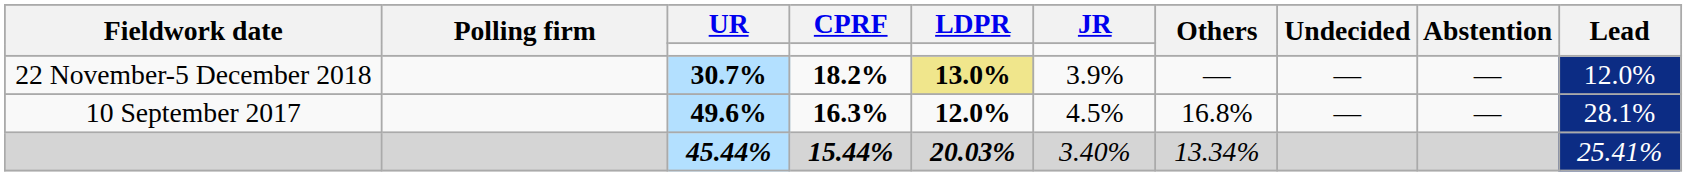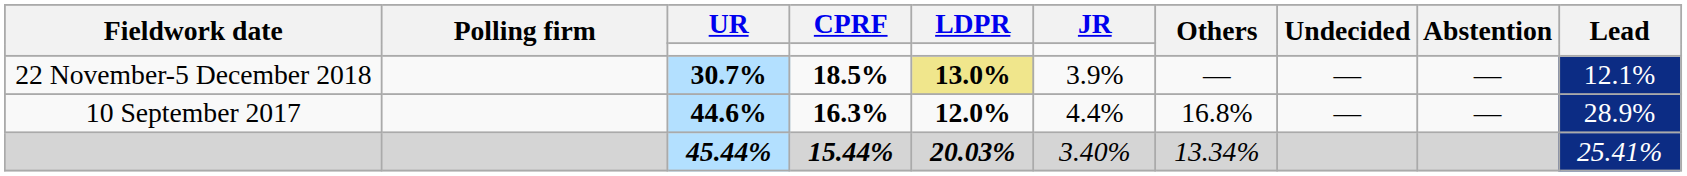(851, 75) 18.2% -> (851, 75) 18.5%
(1620, 75) 12.0% -> (1620, 75) 12.1%
(729, 113) 49.6% -> (729, 113) 44.6%
(1095, 113) 4.5% -> (1095, 113) 4.4%
(1620, 113) 28.1% -> (1620, 113) 28.9%
